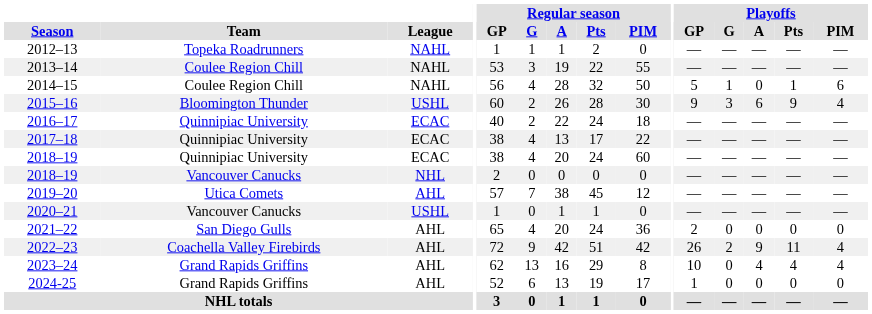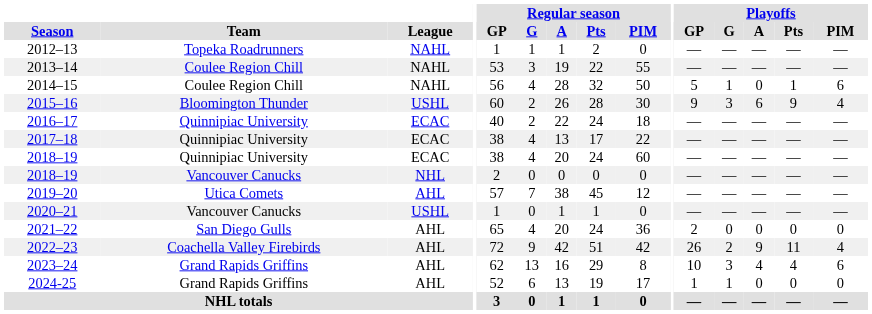(729, 265) 0 -> (729, 265) 3
(840, 265) 4 -> (840, 265) 6
(729, 283) 0 -> (729, 283) 1
